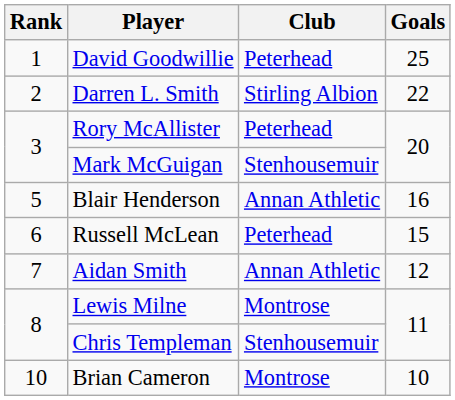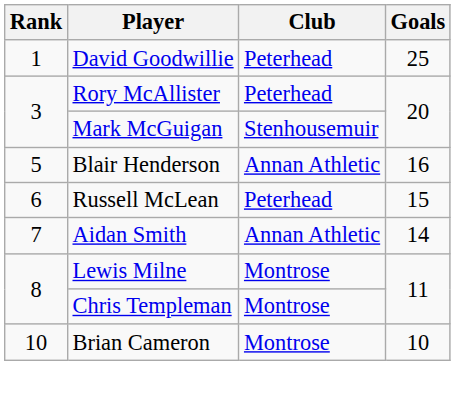- row: (146, 93)
(418, 270) 12 -> (418, 235) 14
(311, 341) Stenhousemuir -> (287, 306) Montrose
